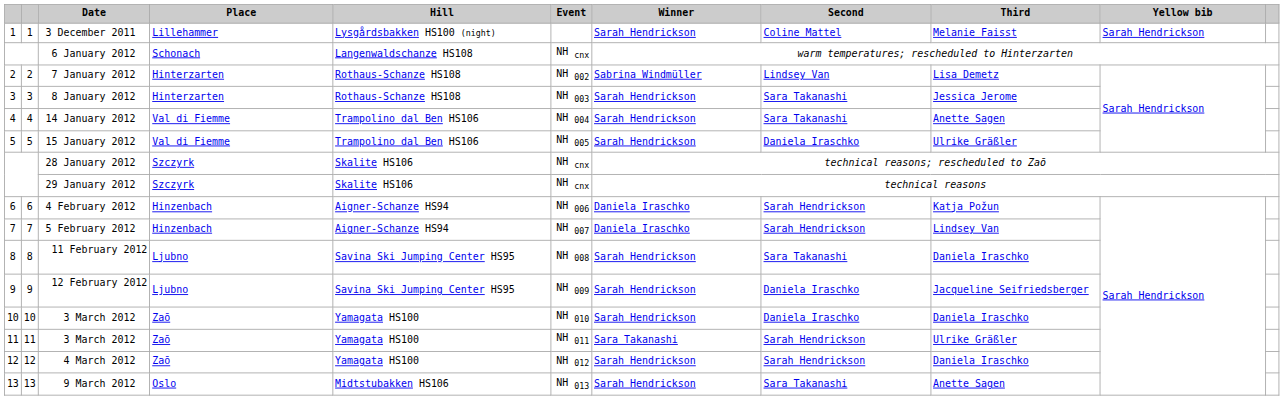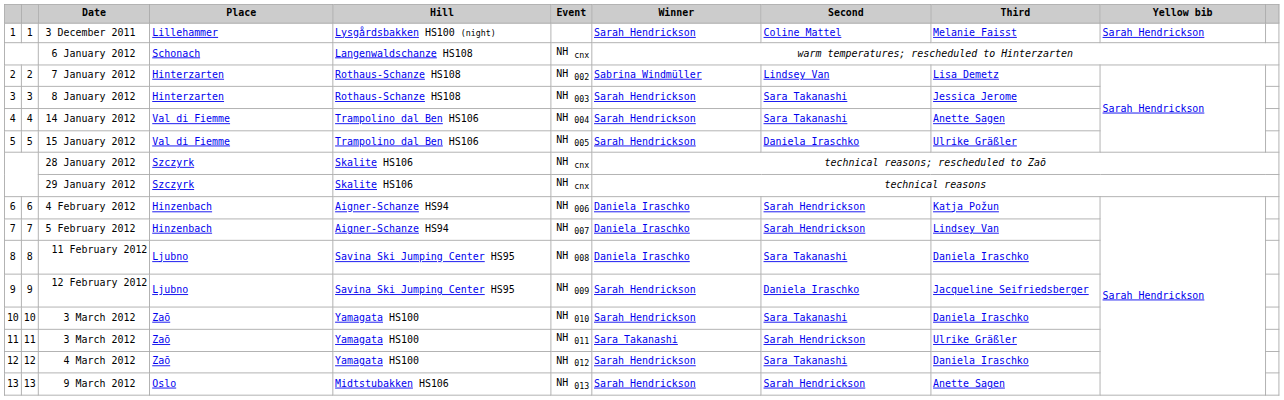(645, 257) Sarah Hendrickson -> (642, 257) Daniela Iraschko
(811, 318) Daniela Iraschko -> (805, 318) Sara Takanashi
(814, 362) Sarah Hendrickson -> (805, 362) Sara Takanashi
(805, 384) Sara Takanashi -> (814, 384) Sarah Hendrickson
